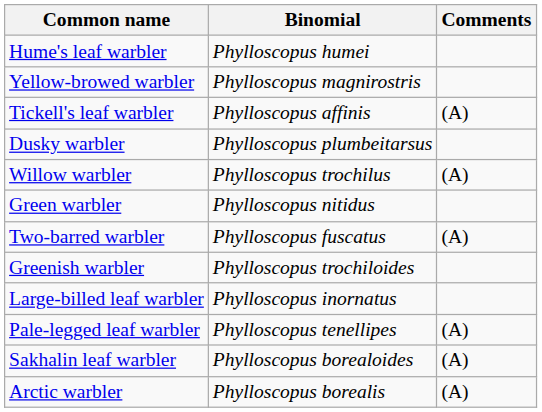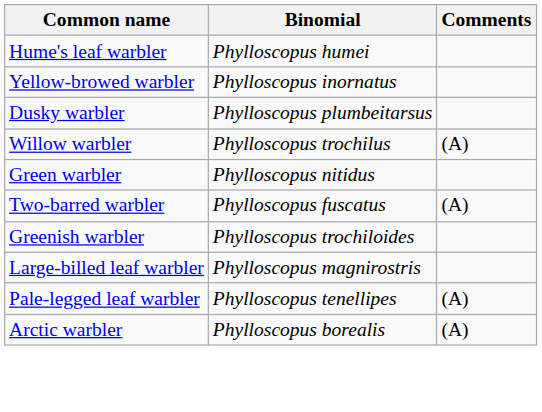(317, 81) Phylloscopus magnirostris -> (305, 81) Phylloscopus inornatus
- row: (91, 112)
(305, 298) Phylloscopus inornatus -> (317, 267) Phylloscopus magnirostris
- row: (93, 360)
